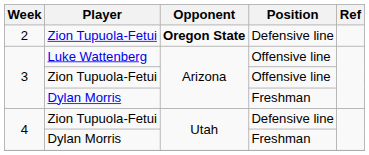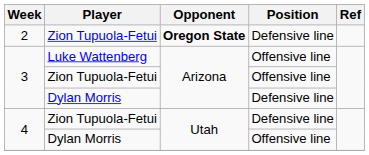(281, 98) Freshman -> (293, 98) Defensive line
(281, 139) Freshman -> (291, 139) Offensive line
